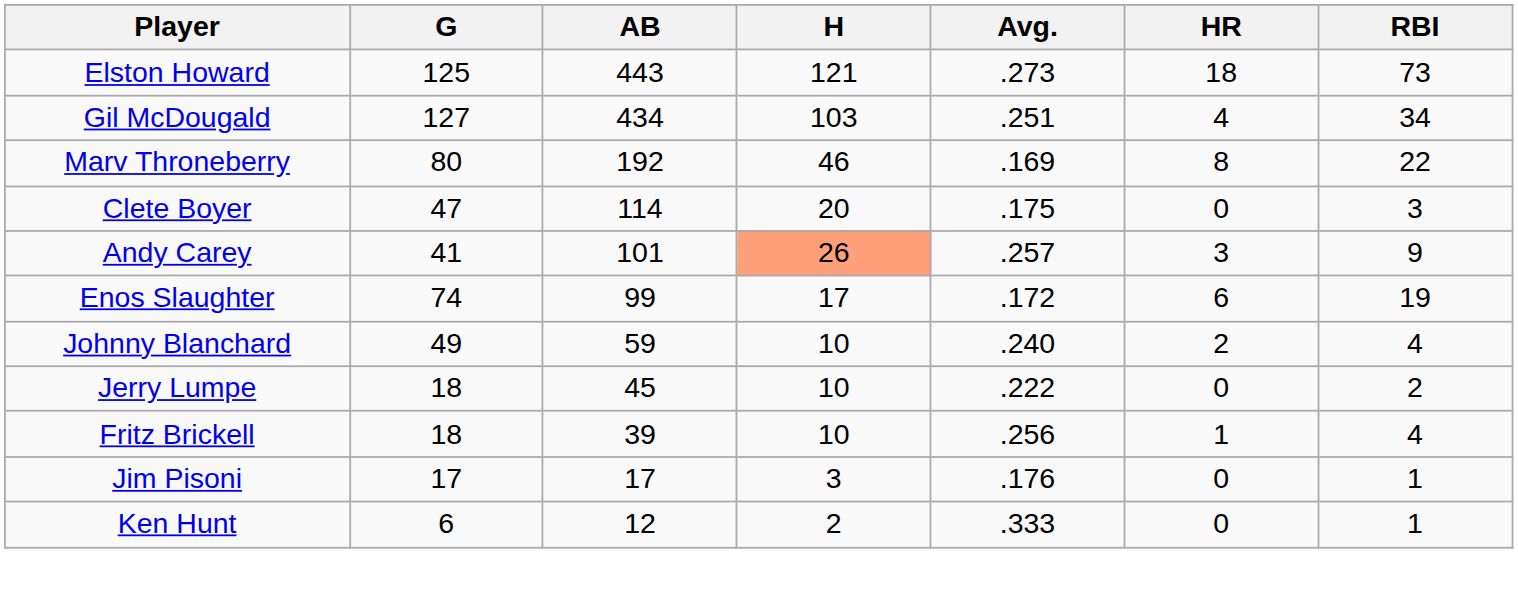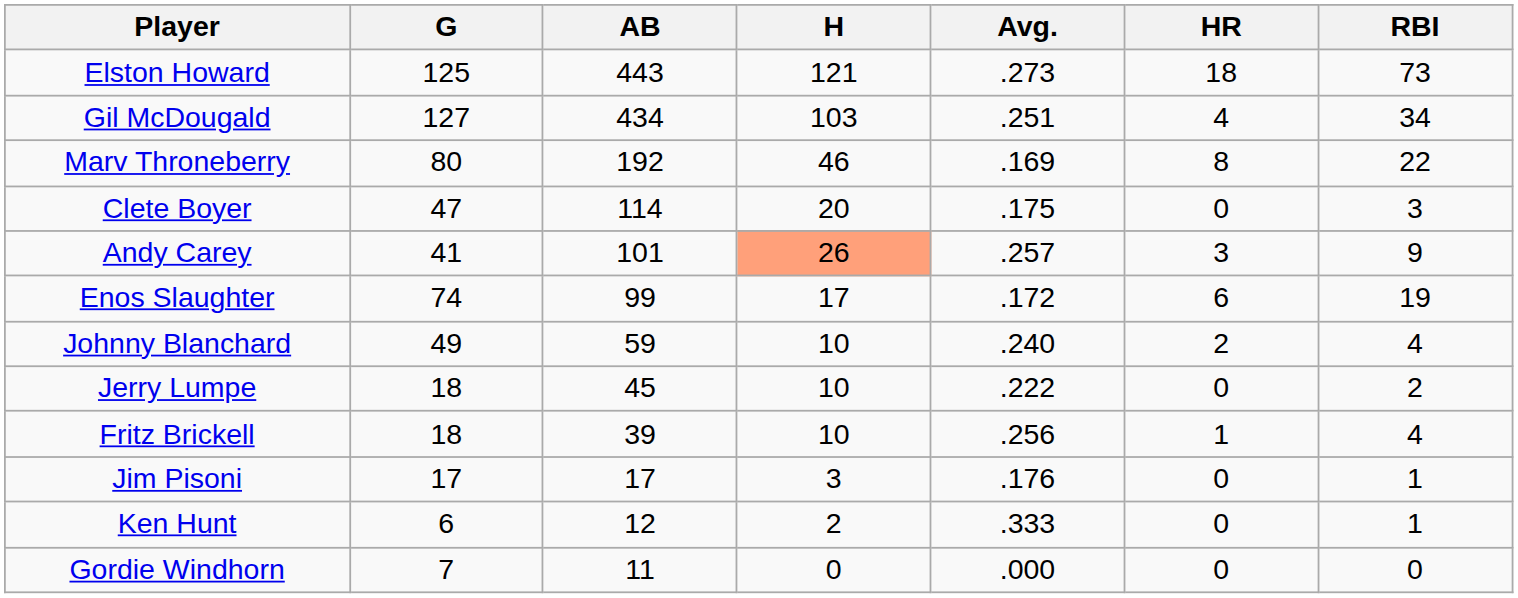+ row: (177, 569)
